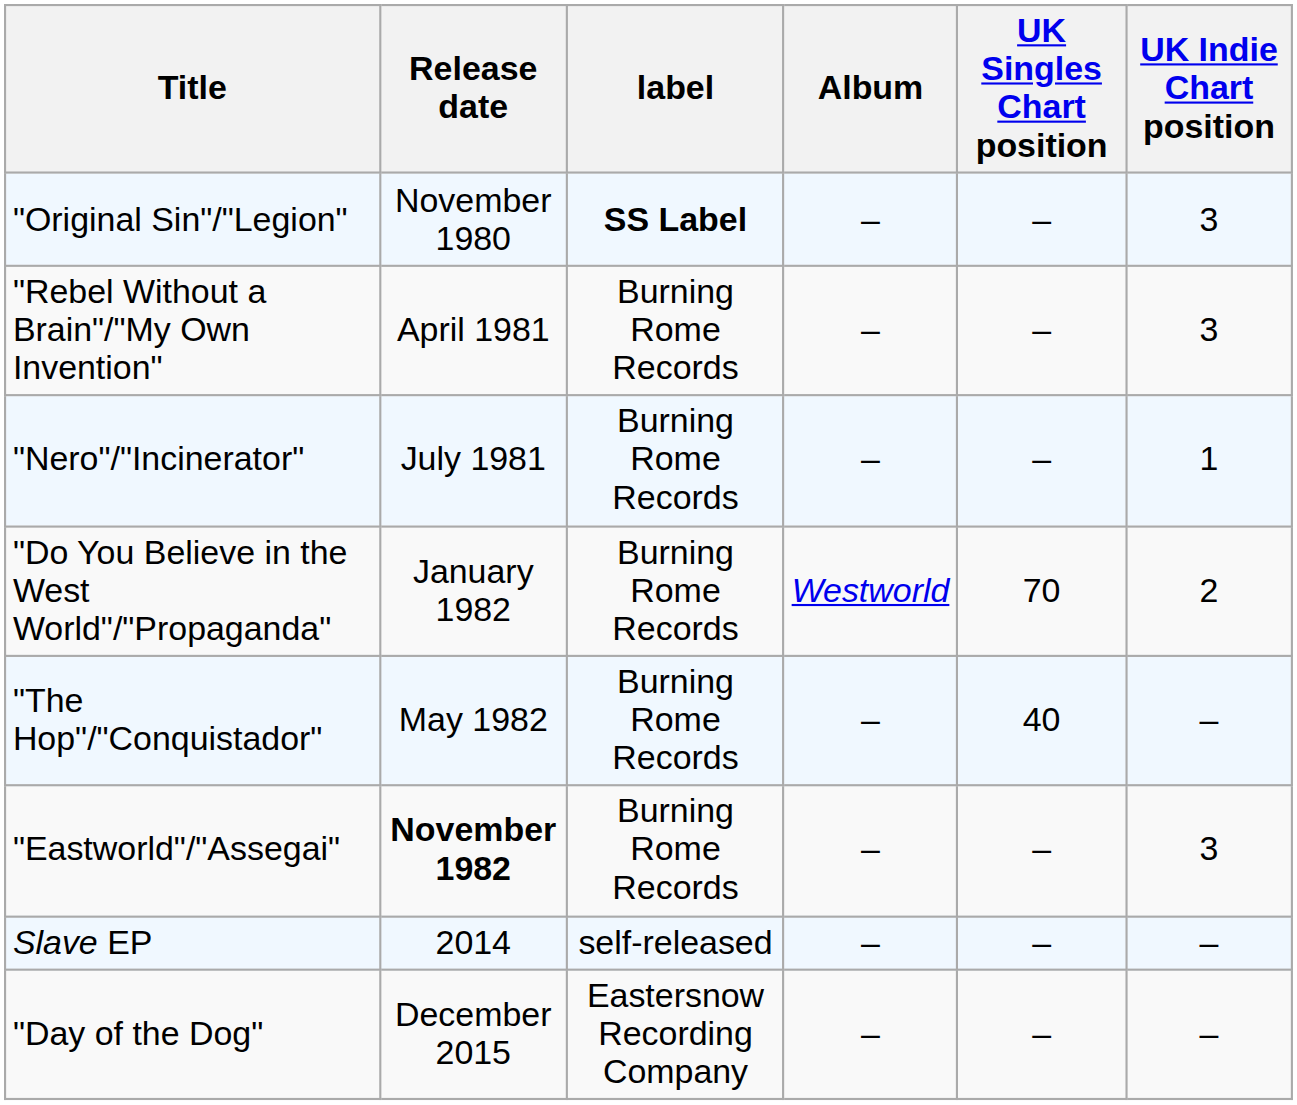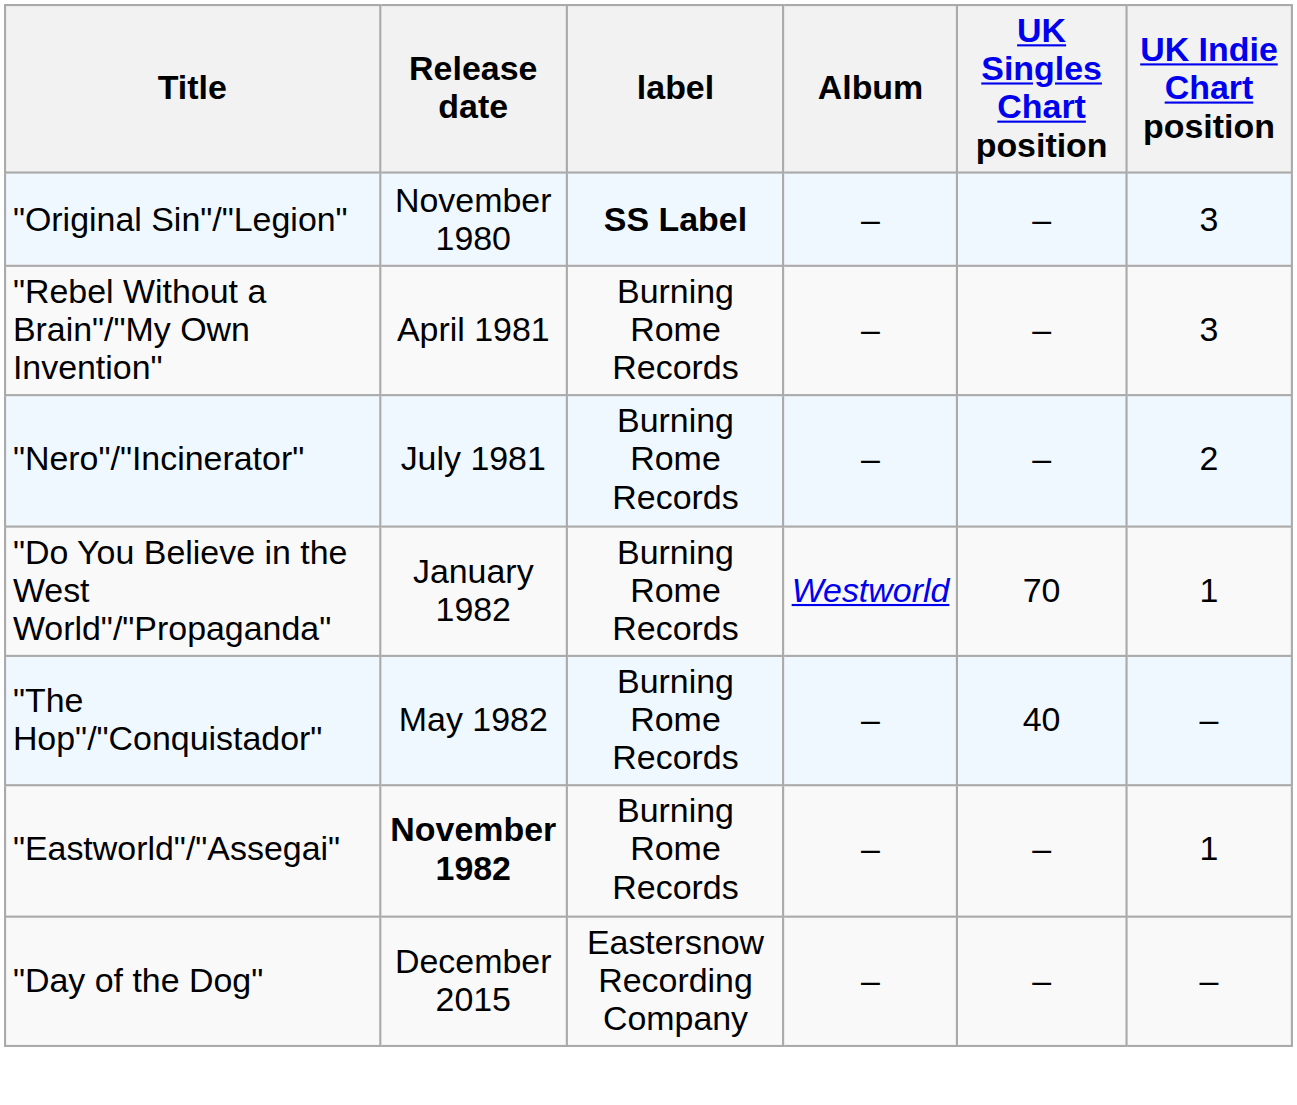(1209, 459) 1 -> (1209, 459) 2
(1209, 590) 2 -> (1209, 590) 1
(1209, 850) 3 -> (1209, 850) 1
- row: (83, 942)
